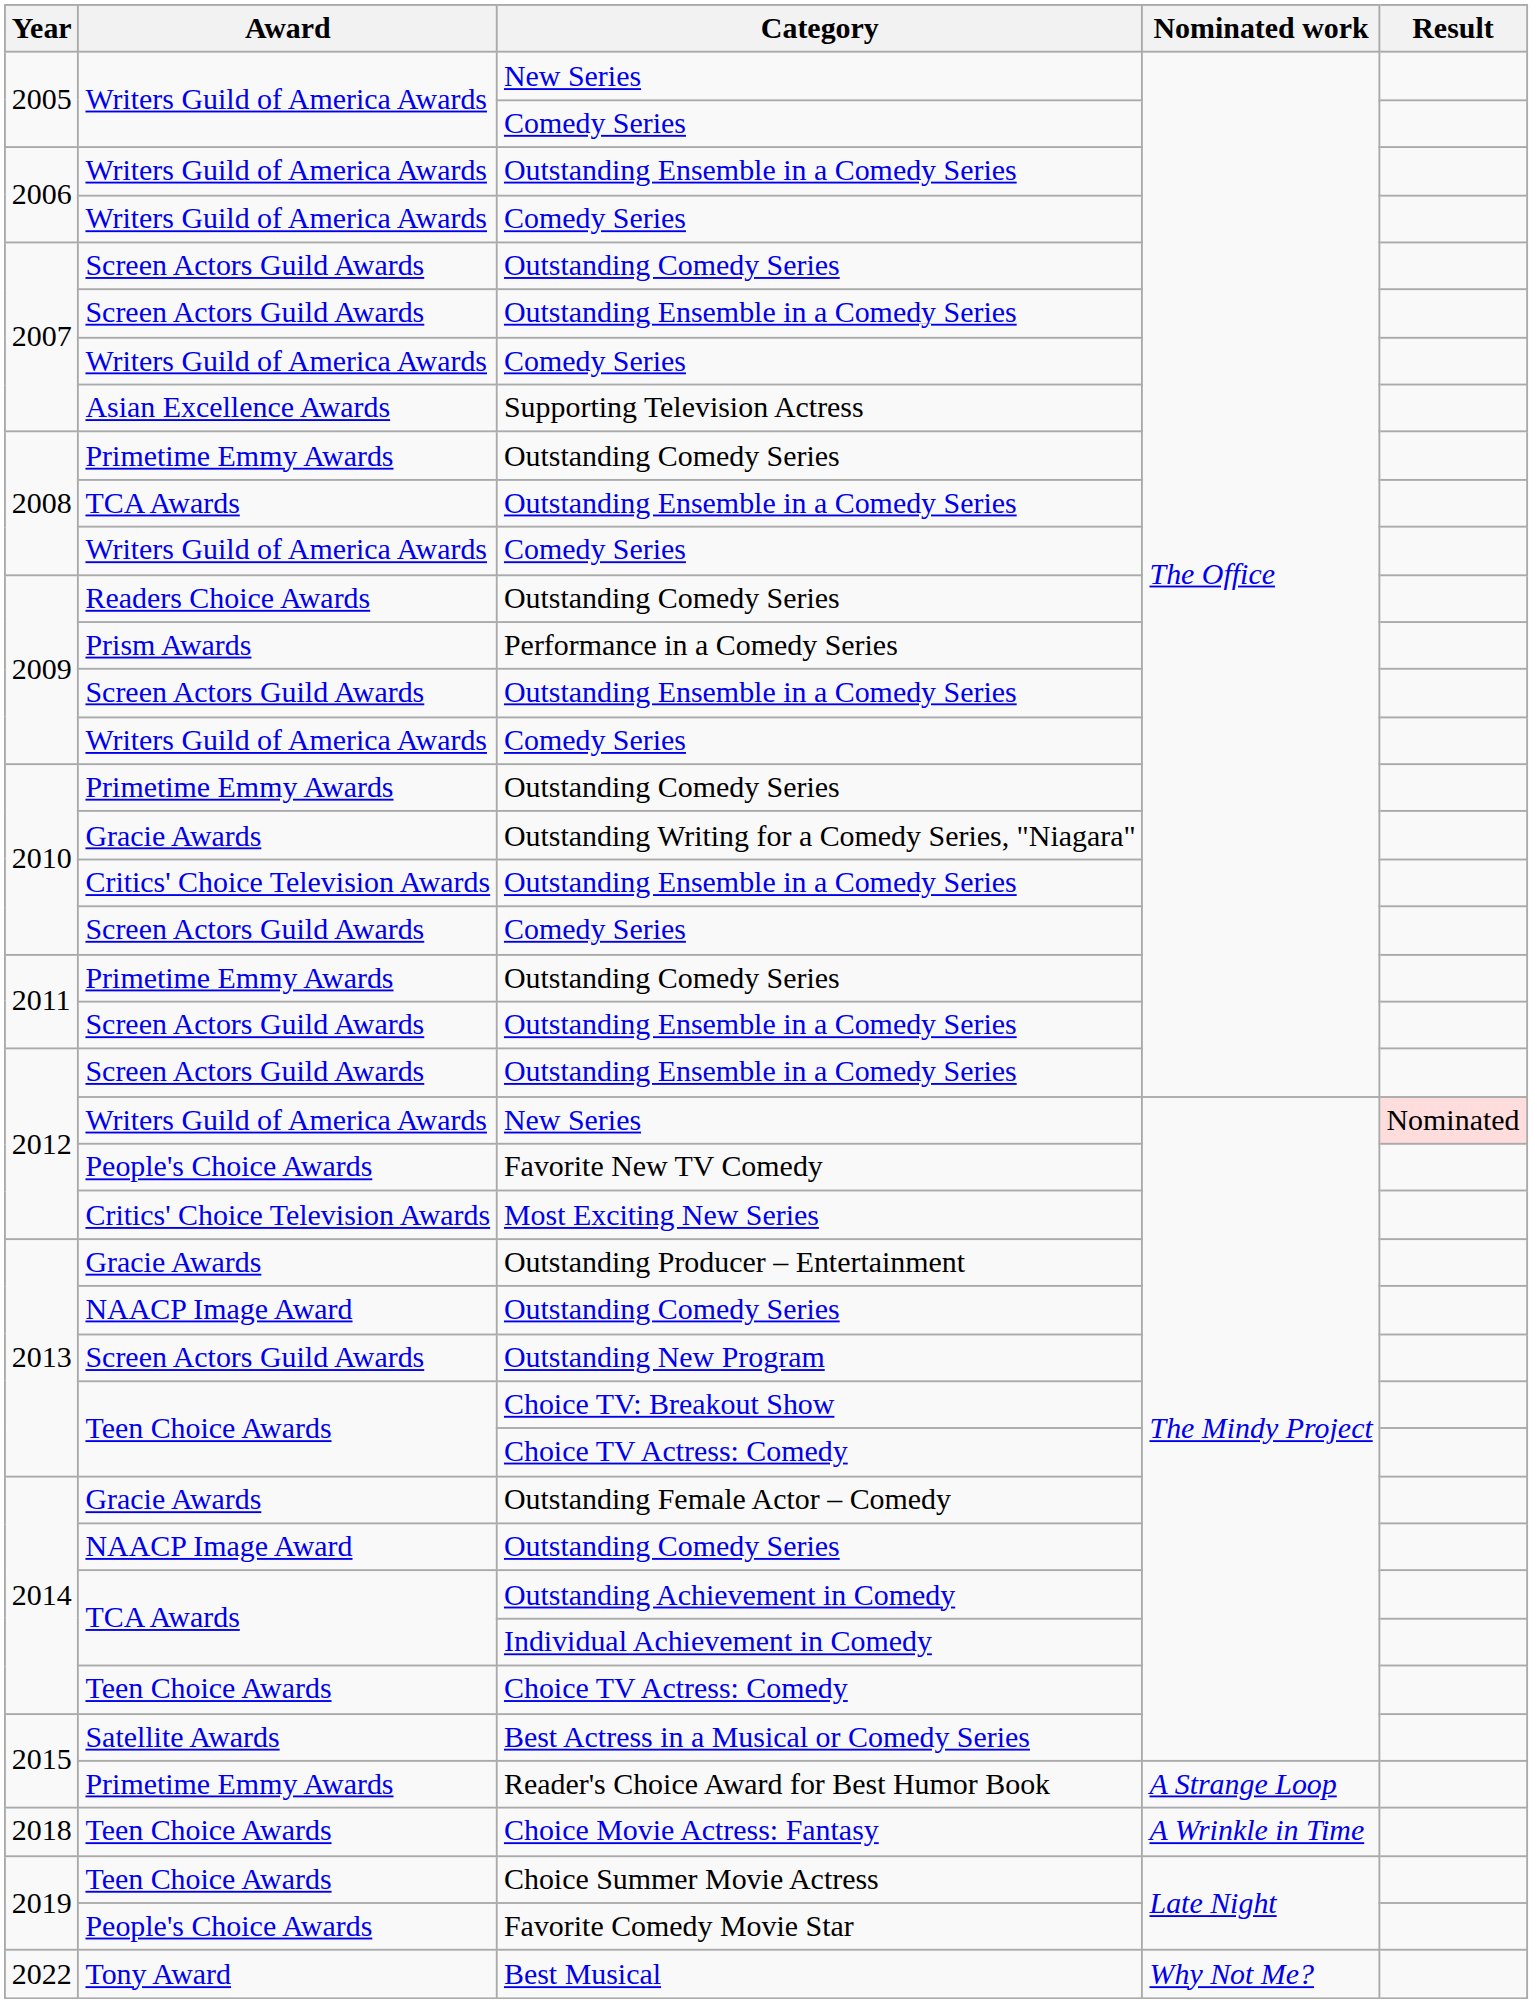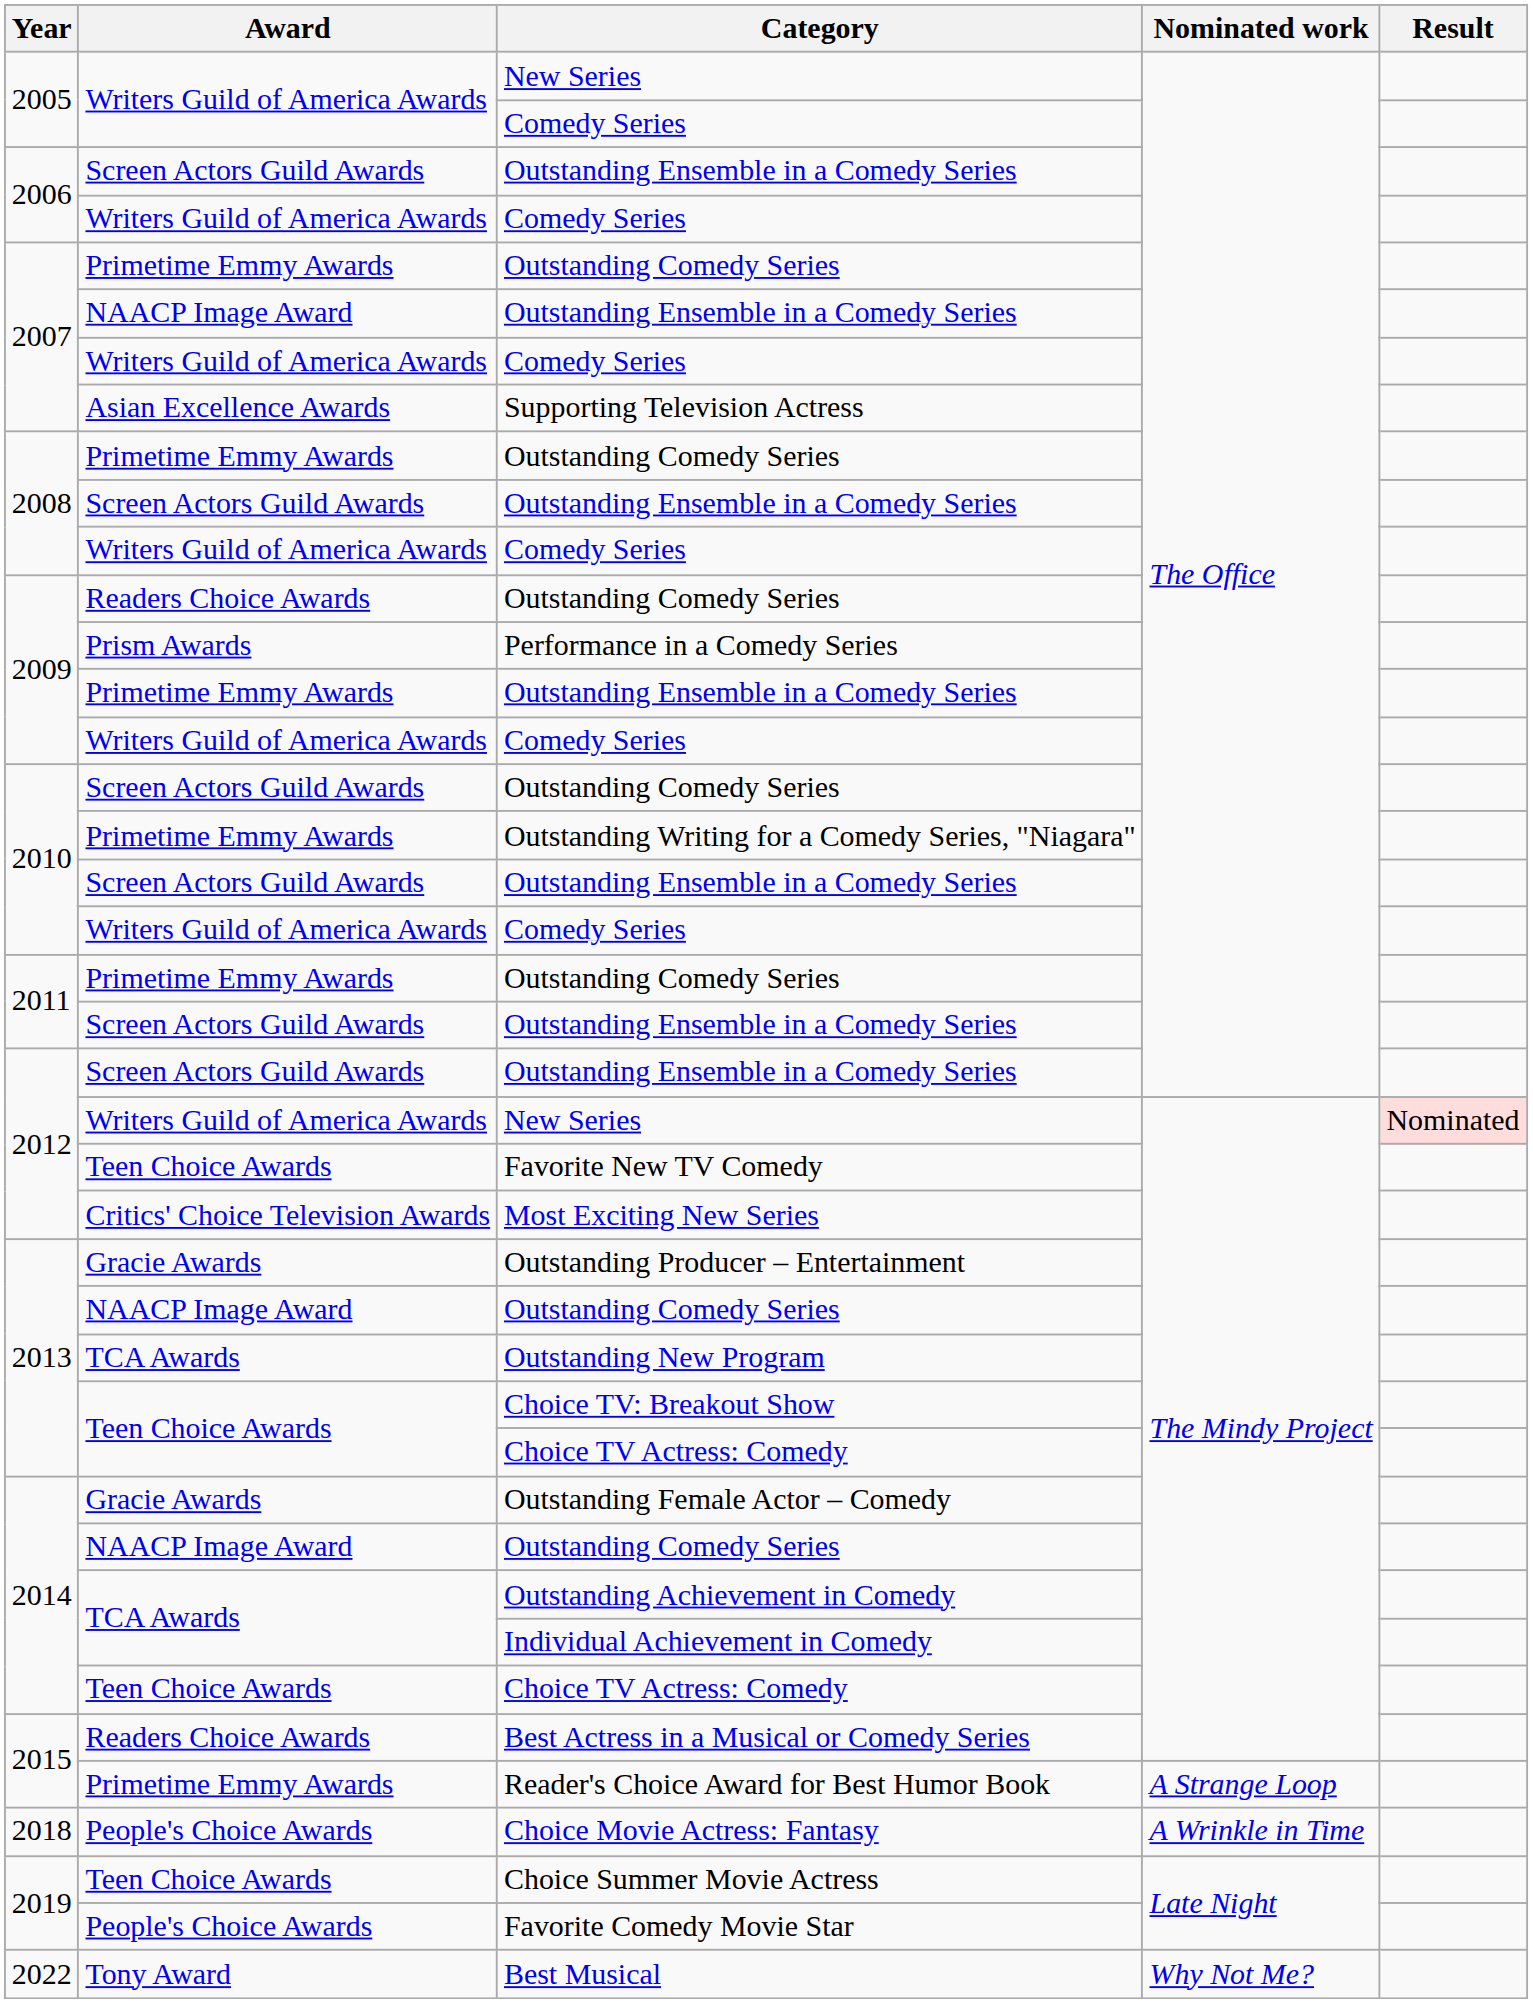(286, 170) Writers Guild of America Awards -> (255, 170) Screen Actors Guild Awards
(255, 265) Screen Actors Guild Awards -> (239, 265) Primetime Emmy Awards
(255, 312) Screen Actors Guild Awards -> (219, 312) NAACP Image Award
(163, 502) TCA Awards -> (255, 502) Screen Actors Guild Awards
(255, 692) Screen Actors Guild Awards -> (239, 692) Primetime Emmy Awards
(239, 787) Primetime Emmy Awards -> (255, 787) Screen Actors Guild Awards
(173, 834) Gracie Awards -> (239, 834) Primetime Emmy Awards
(288, 882) Critics' Choice Television Awards -> (255, 882) Screen Actors Guild Awards
(255, 929) Screen Actors Guild Awards -> (286, 929) Writers Guild of America Awards
(229, 1167) People's Choice Awards -> (209, 1167) Teen Choice Awards
(255, 1356) Screen Actors Guild Awards -> (163, 1356) TCA Awards
(183, 1736) Satellite Awards -> (228, 1736) Readers Choice Awards
(209, 1831) Teen Choice Awards -> (229, 1831) People's Choice Awards
